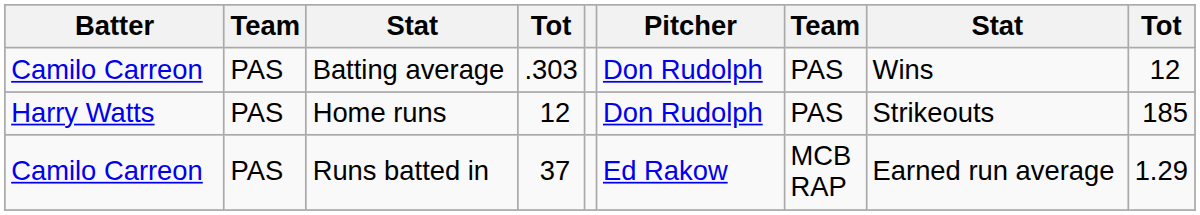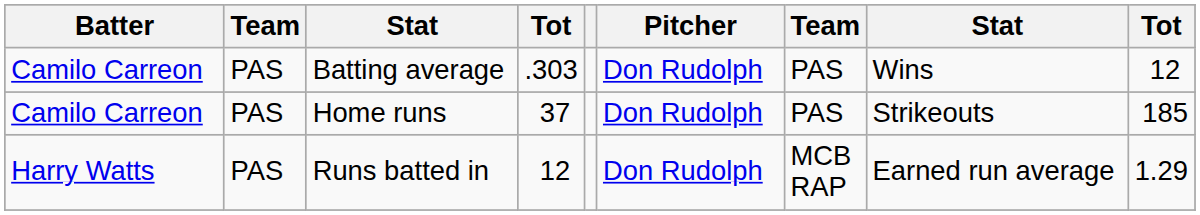(83, 112) Harry Watts -> (115, 112) Camilo Carreon
(547, 112) 12 -> (547, 112) 37
(115, 171) Camilo Carreon -> (83, 171) Harry Watts
(547, 171) 37 -> (547, 171) 12
(665, 171) Ed Rakow -> (690, 171) Don Rudolph
